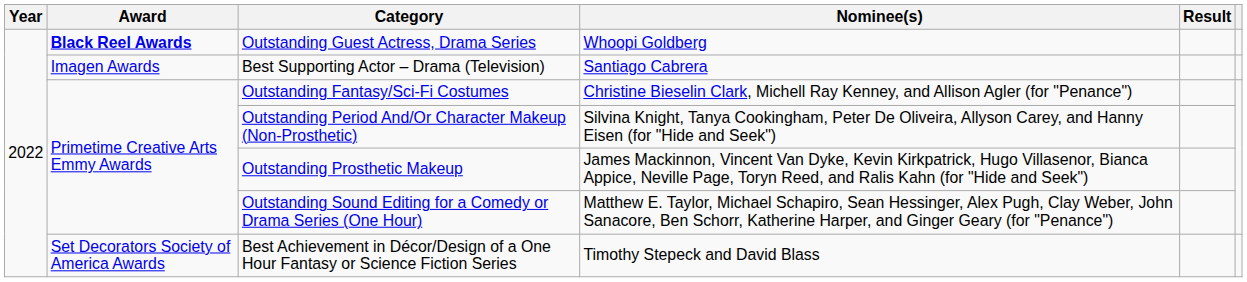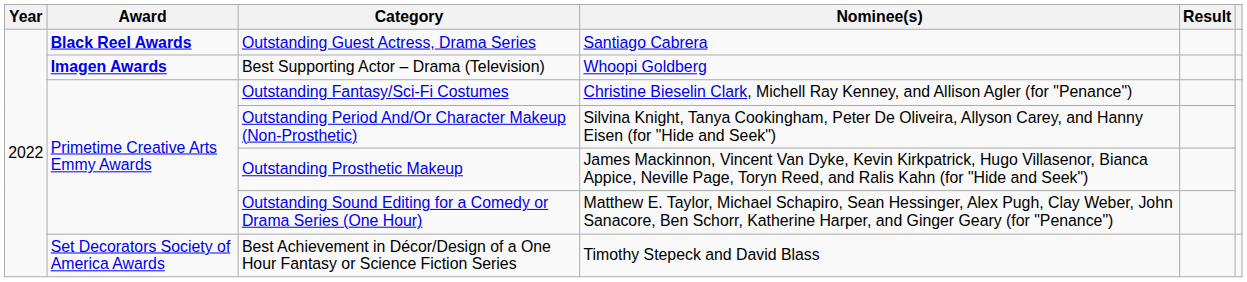(645, 42) Whoopi Goldberg -> (646, 42) Santiago Cabrera
(105, 67) normal -> (109, 67) bold
(646, 67) Santiago Cabrera -> (645, 67) Whoopi Goldberg
